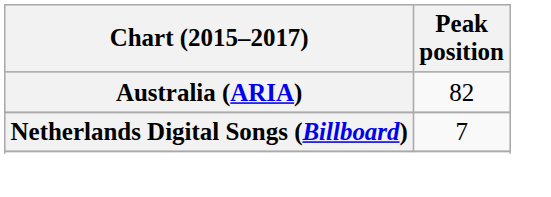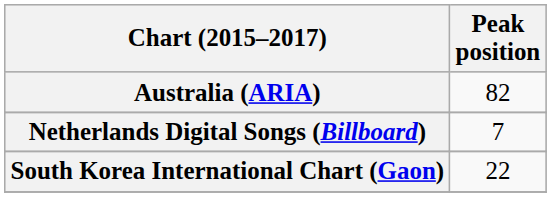+ row: (227, 171)
